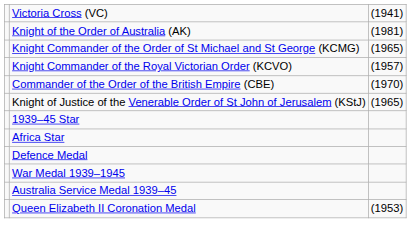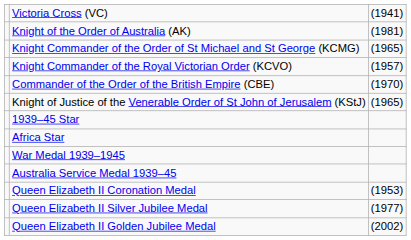- row: (50, 155)
+ row: (110, 208)
+ row: (114, 226)
